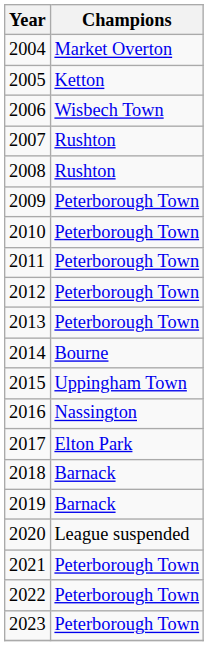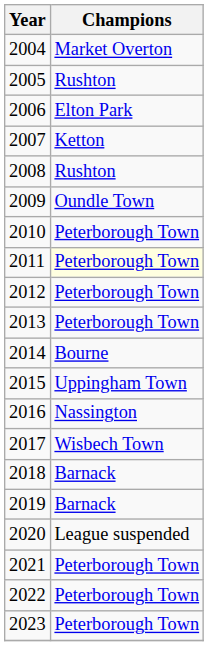(79, 79) Ketton -> (85, 79) Rushton
(109, 110) Wisbech Town -> (93, 110) Elton Park
(85, 140) Rushton -> (79, 140) Ketton
(127, 200) Peterborough Town -> (104, 200) Oundle Town
(127, 261) no background -> (127, 261) lightyellow background
(93, 443) Elton Park -> (109, 443) Wisbech Town
